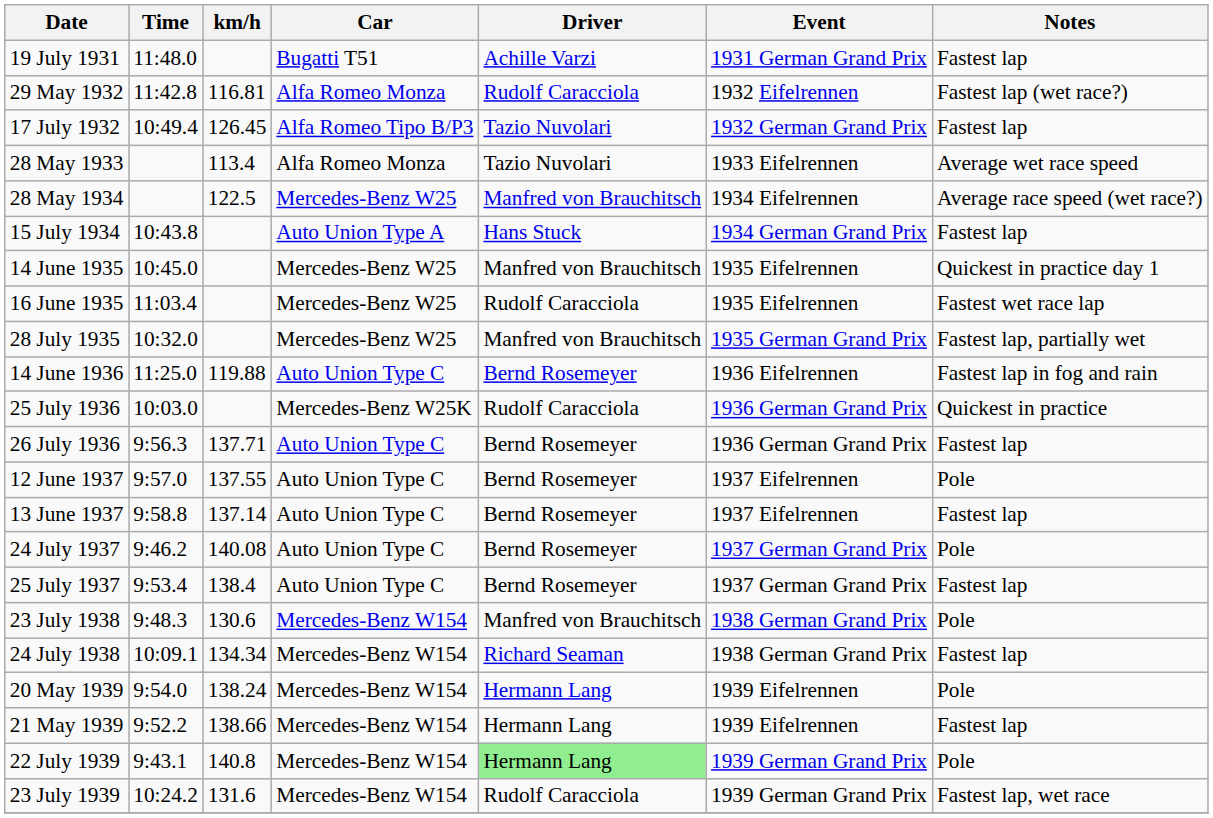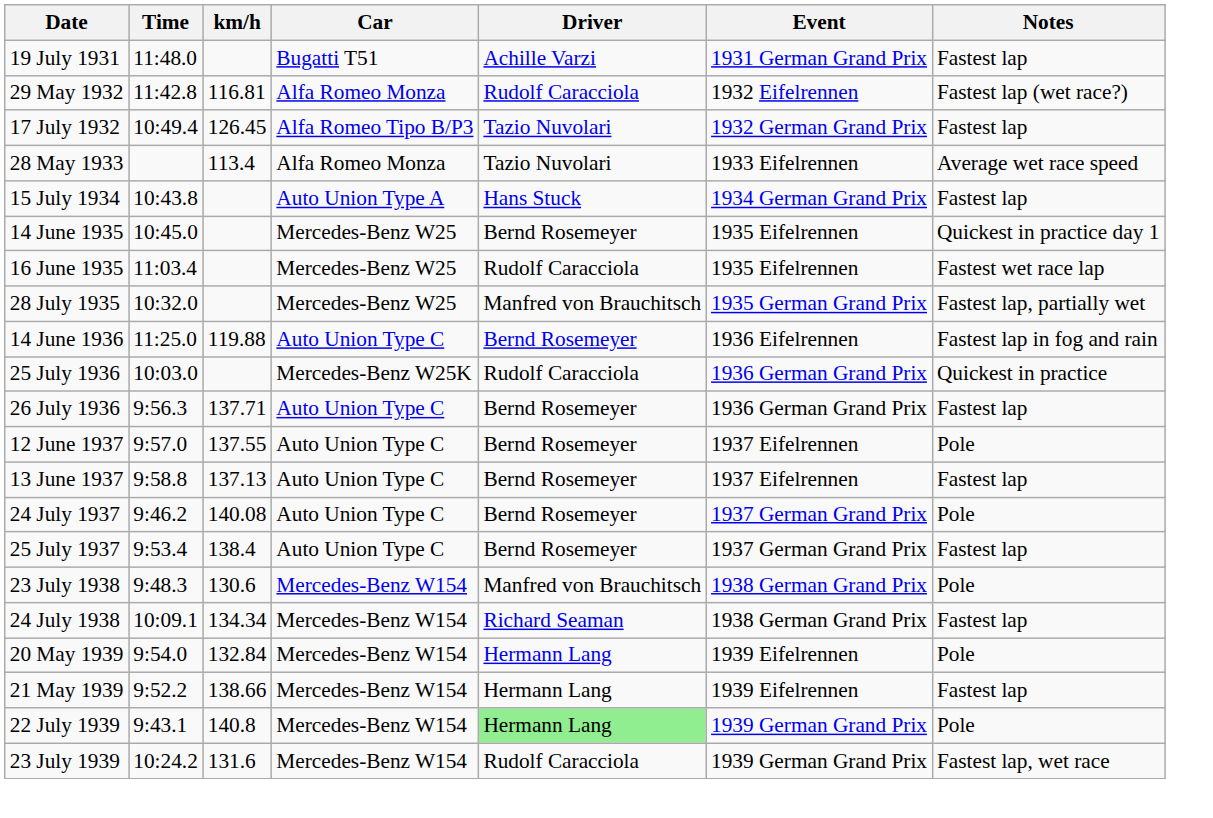- row: (67, 198)
(592, 268) Manfred von Brauchitsch -> (560, 233) Bernd Rosemeyer
(237, 514) 137.14 -> (237, 479) 137.13
(237, 690) 138.24 -> (237, 655) 132.84
